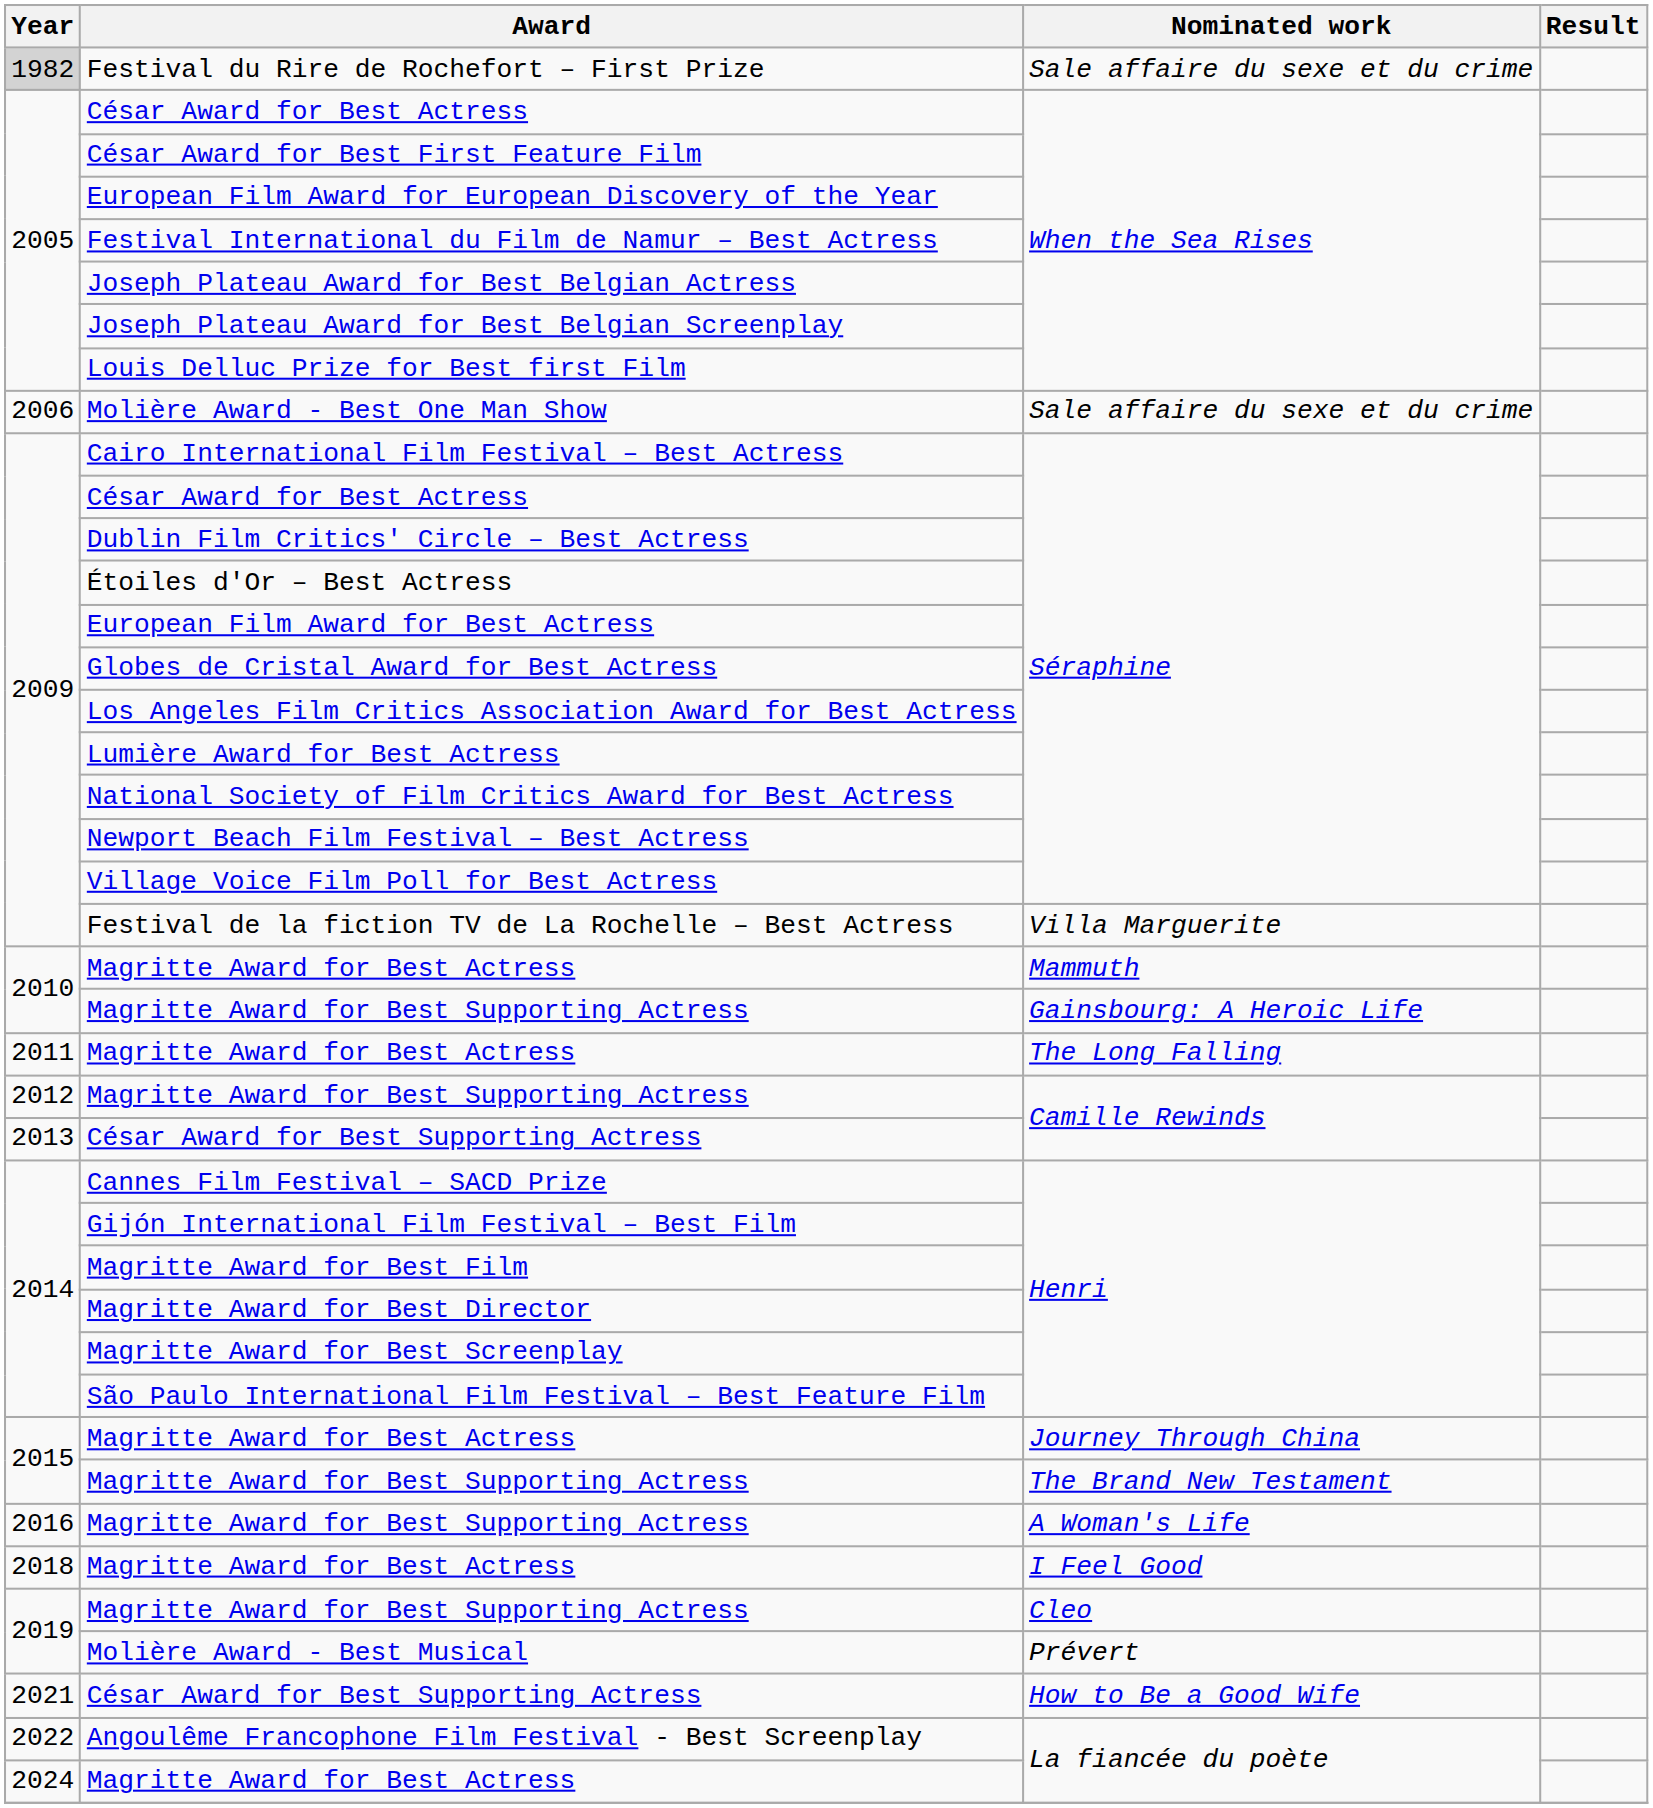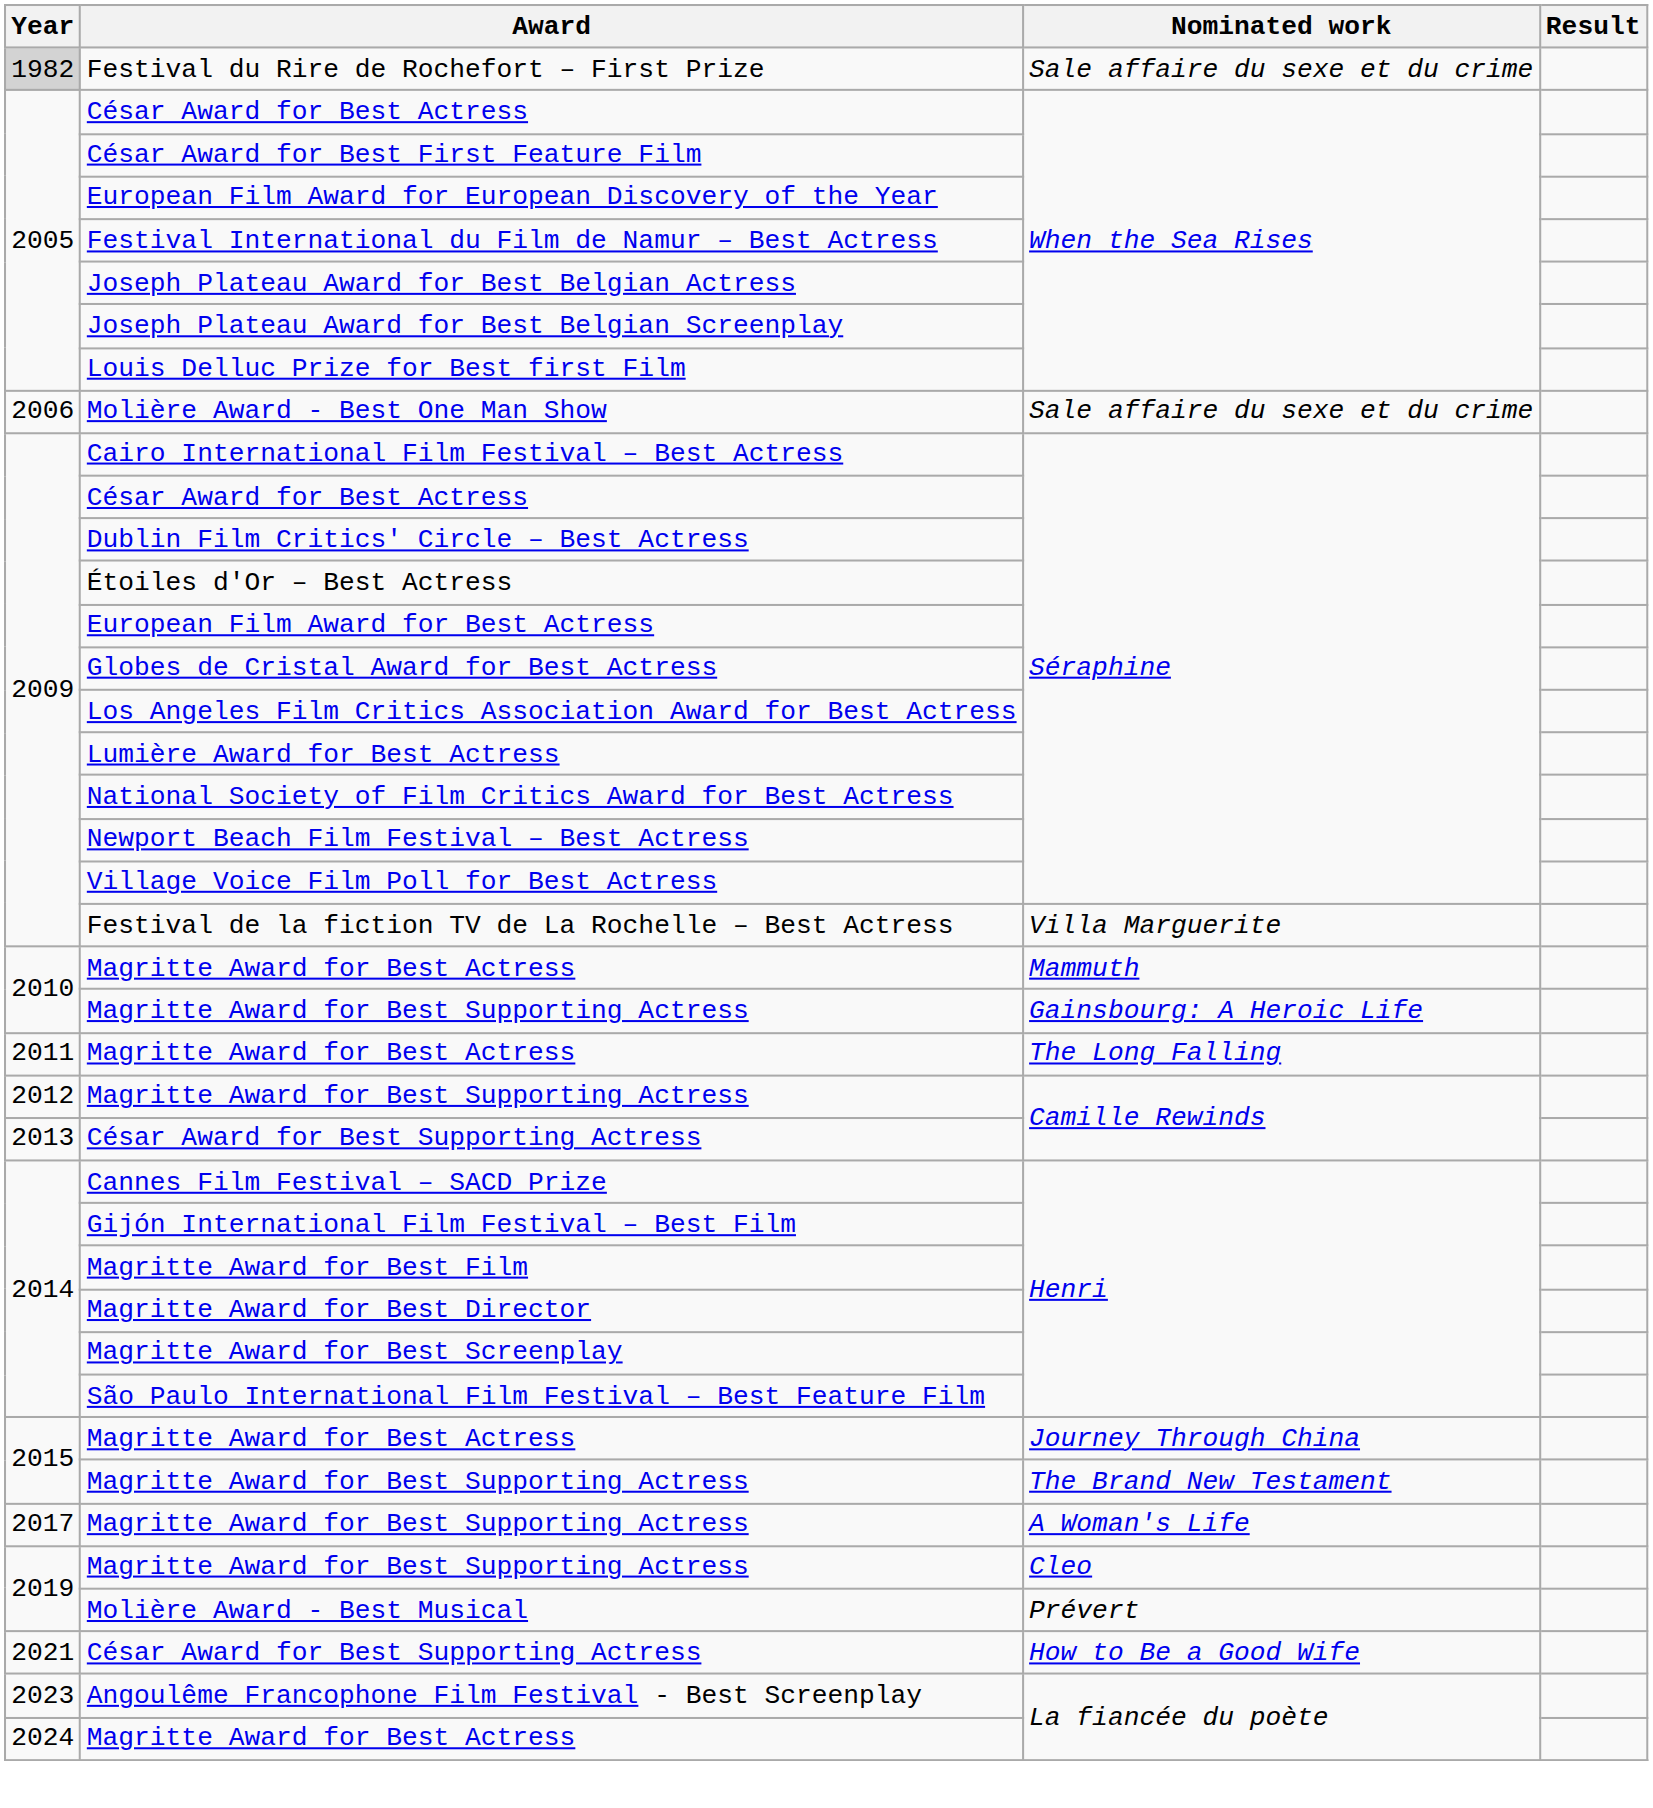(43, 1524) 2016 -> (43, 1524) 2017
- row: (331, 1567)
(43, 1738) 2022 -> (43, 1696) 2023
